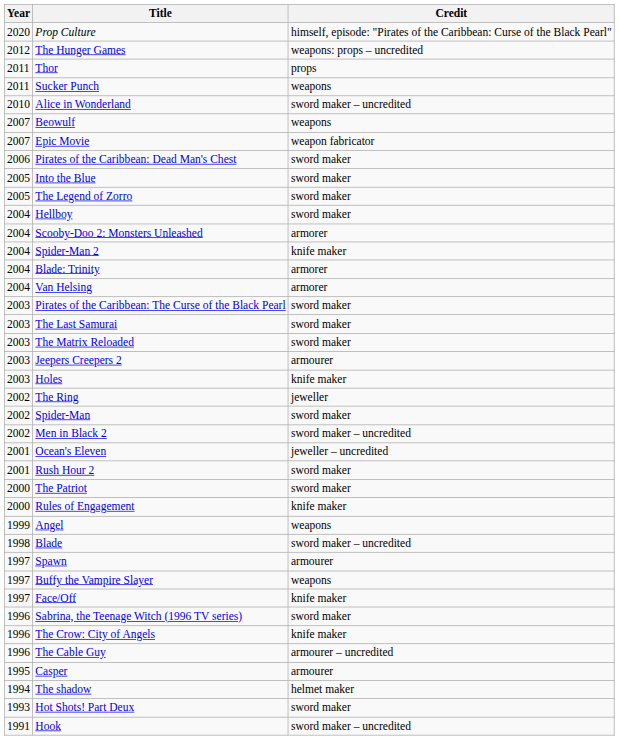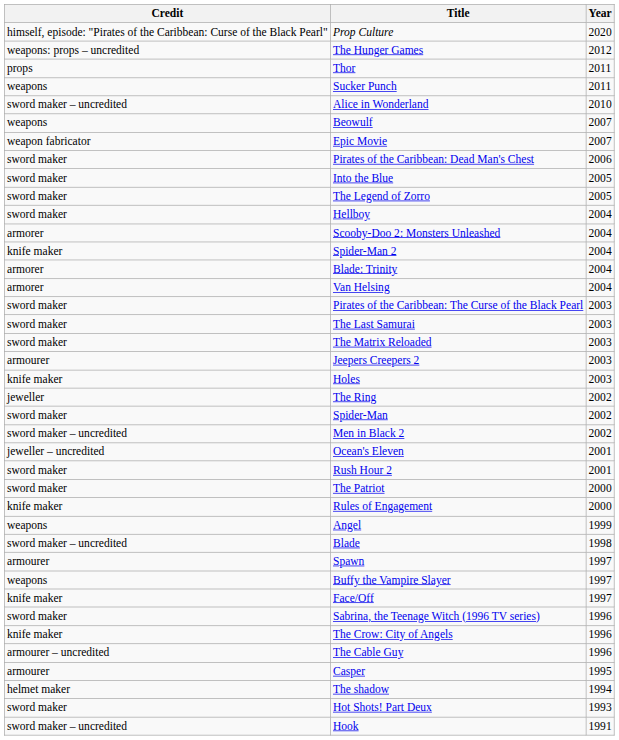columns swapped: (19, 13) <-> (451, 13)
